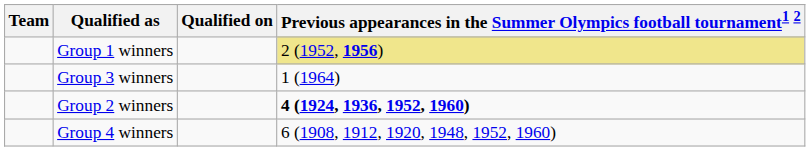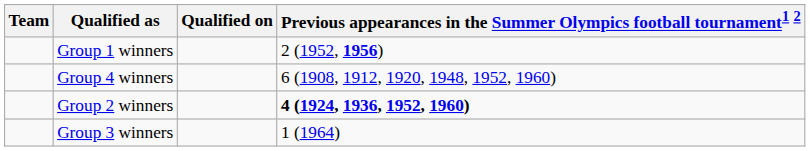(332, 50) khaki background -> (332, 50) no background
rows swapped: (115, 77) <-> (115, 132)
